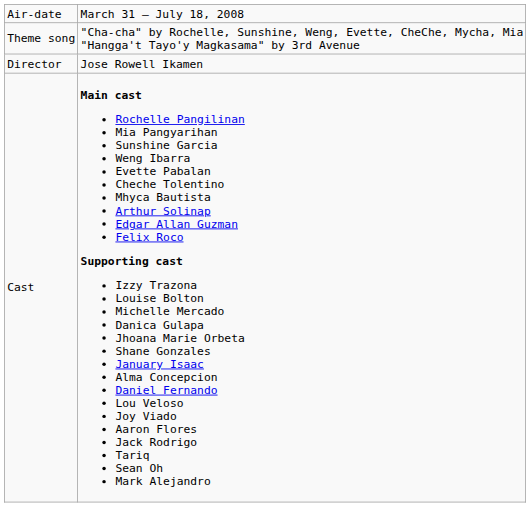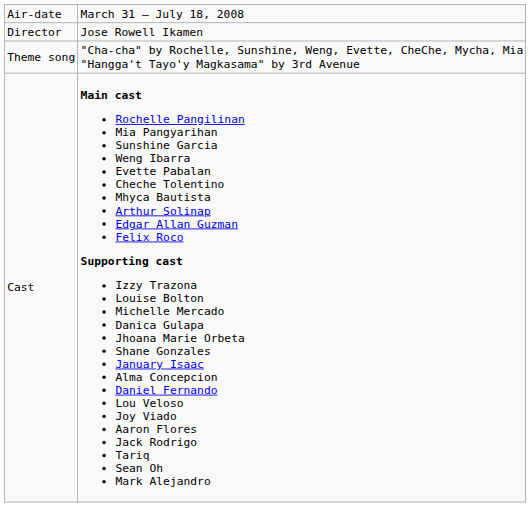rows swapped: (41, 39) <-> (34, 64)
